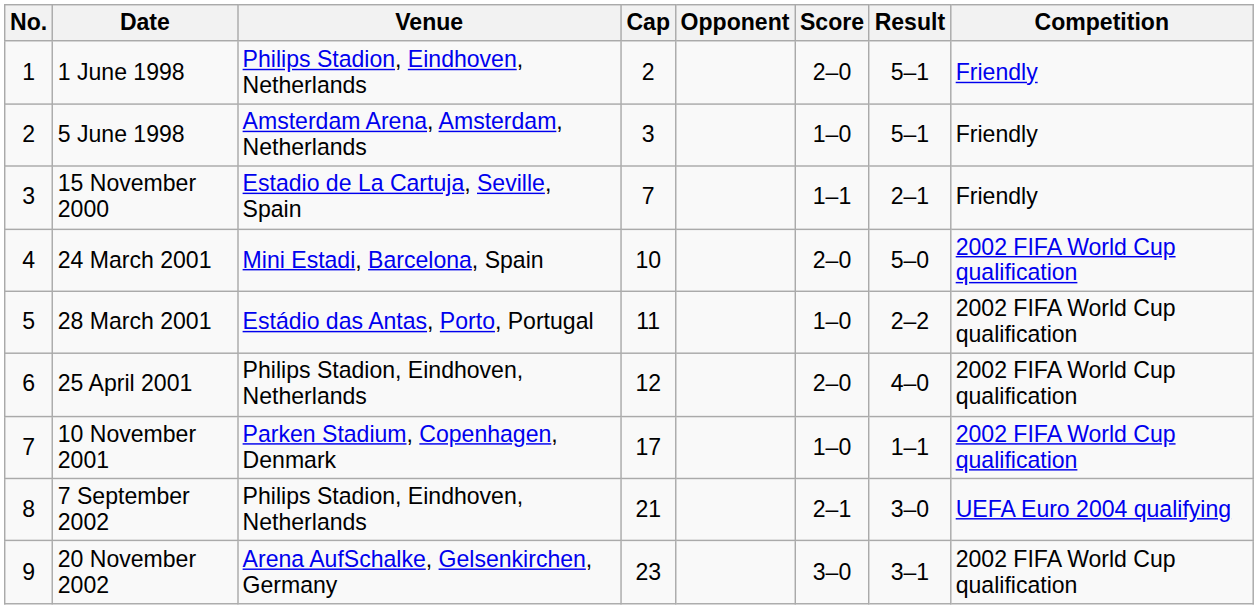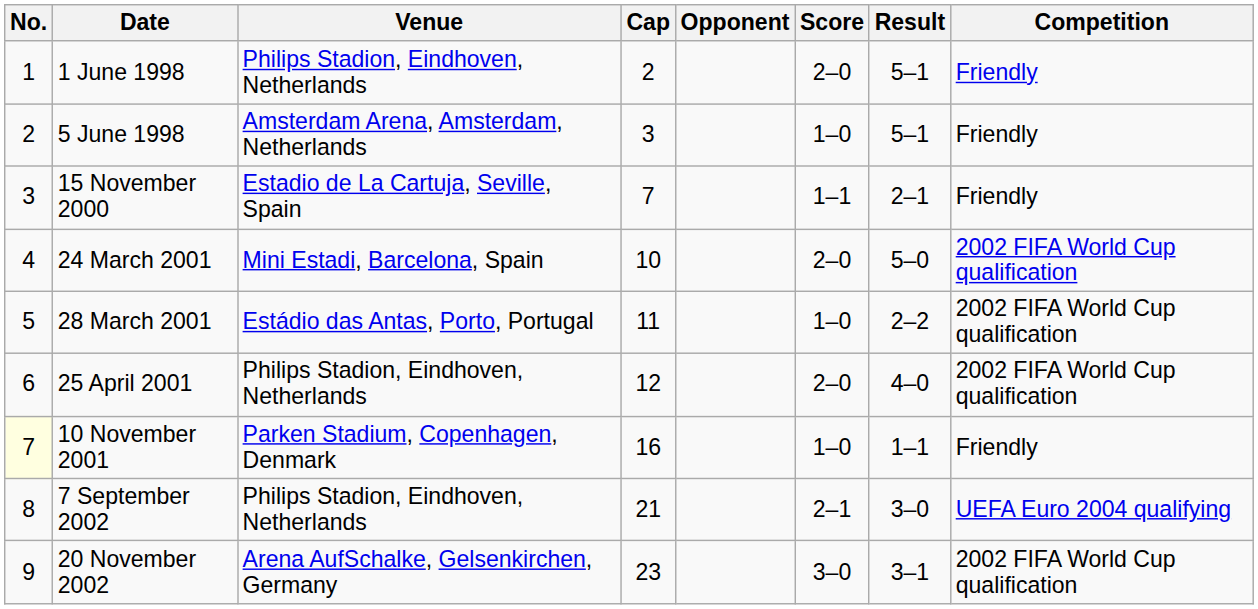(29, 447) no background -> (29, 447) lightyellow background
(648, 447) 17 -> (648, 447) 16
(1066, 447) 2002 FIFA World Cup qualification -> (997, 447) Friendly
